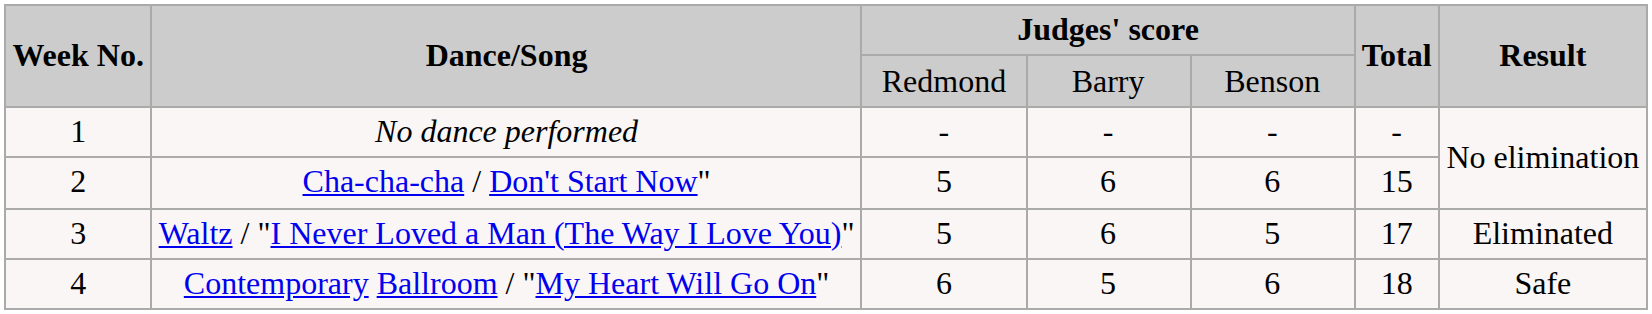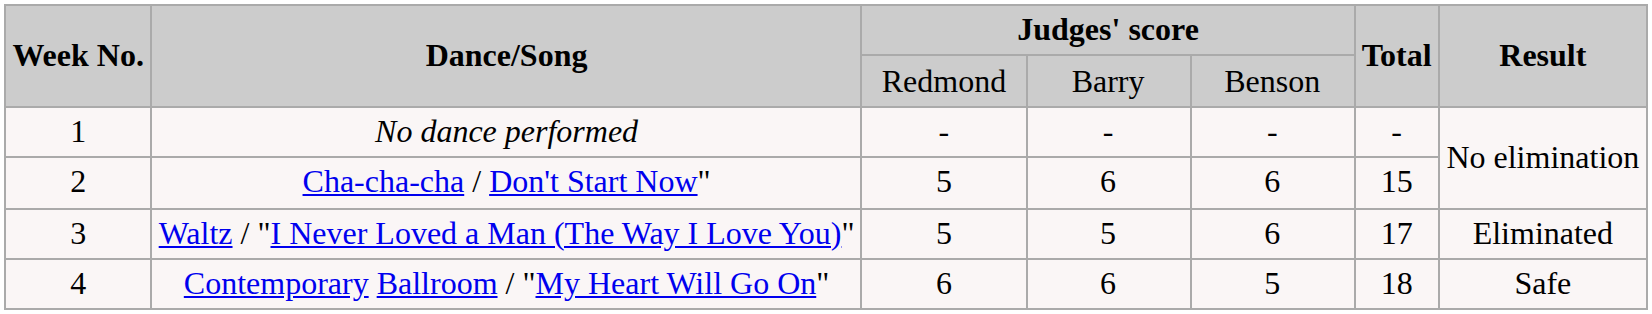(1108, 232) 6 -> (1108, 232) 5
(1272, 232) 5 -> (1272, 232) 6
(1108, 283) 5 -> (1108, 283) 6
(1272, 283) 6 -> (1272, 283) 5
